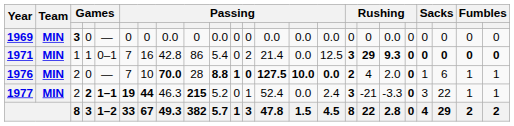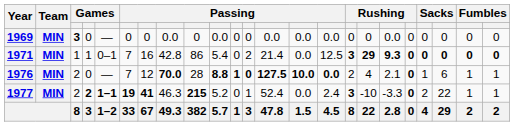(147, 74) 10 -> (147, 74) 12
(351, 74) bold -> (351, 74) normal
(392, 74) 2.0 -> (392, 74) 2.1
(147, 93) 44 -> (147, 93) 41
(368, 93) -21 -> (368, 93) -10
(425, 93) 3 -> (425, 93) 2
